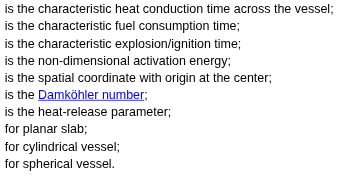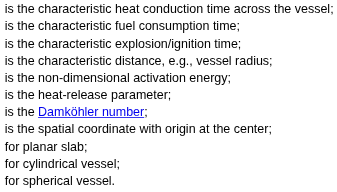+ row: (139, 60)
rows swapped: (88, 112) <-> (138, 78)
